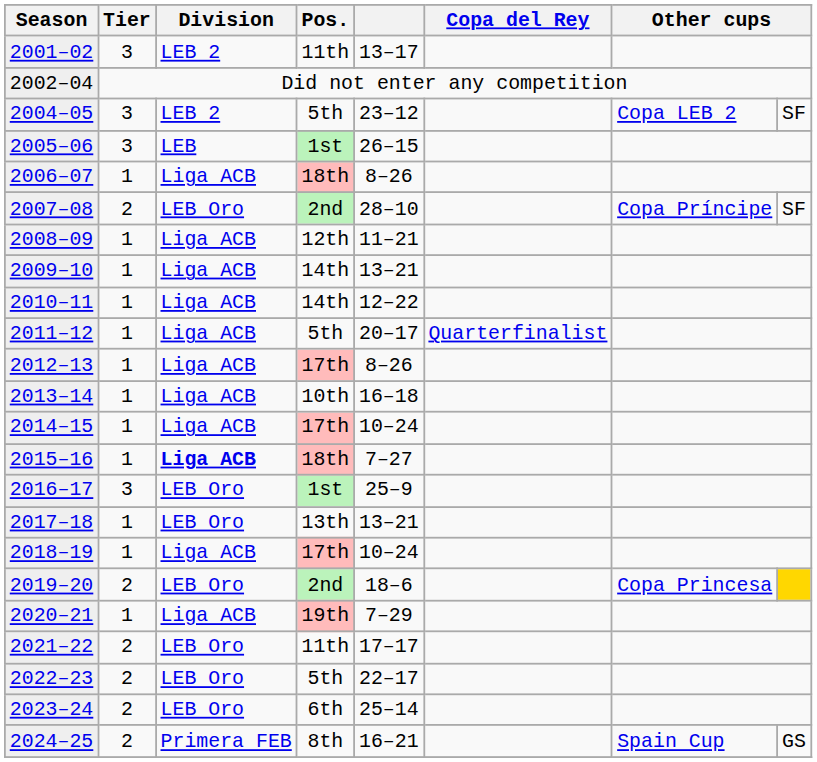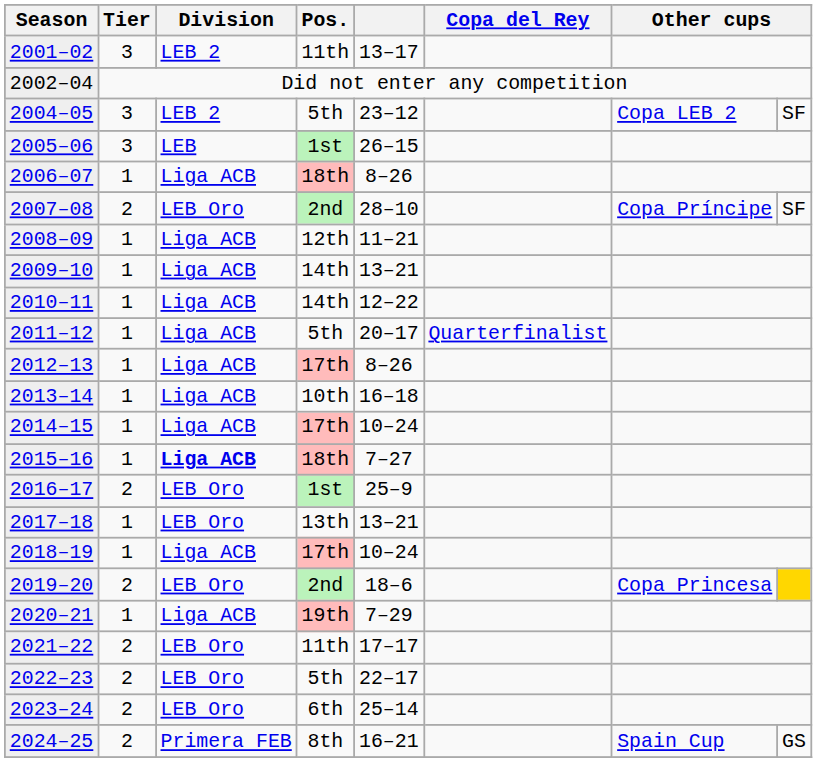(127, 491) 3 -> (127, 491) 2
